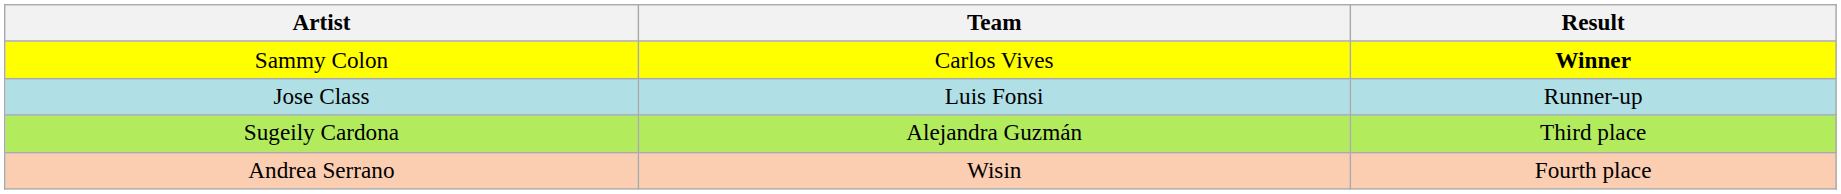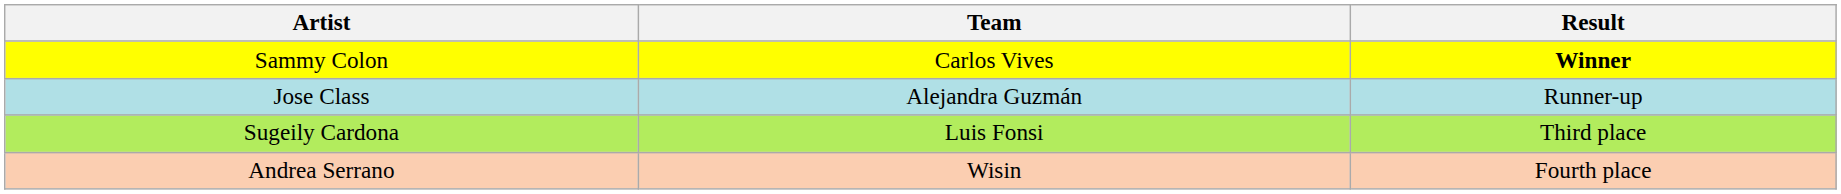(994, 96) Luis Fonsi -> (994, 96) Alejandra Guzmán
(994, 133) Alejandra Guzmán -> (994, 133) Luis Fonsi
